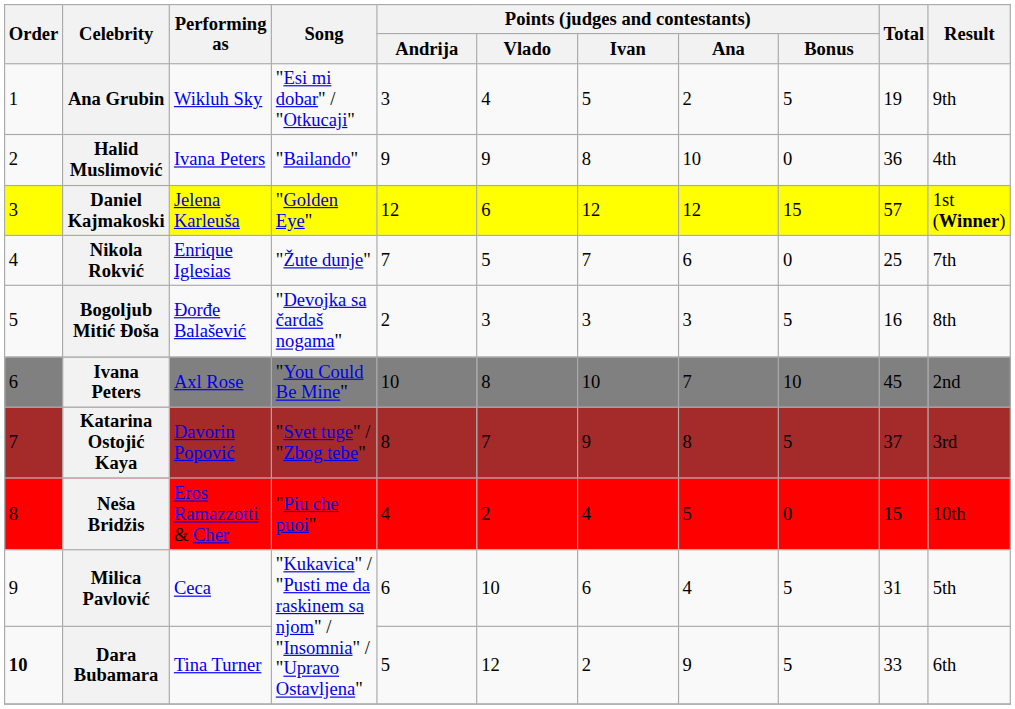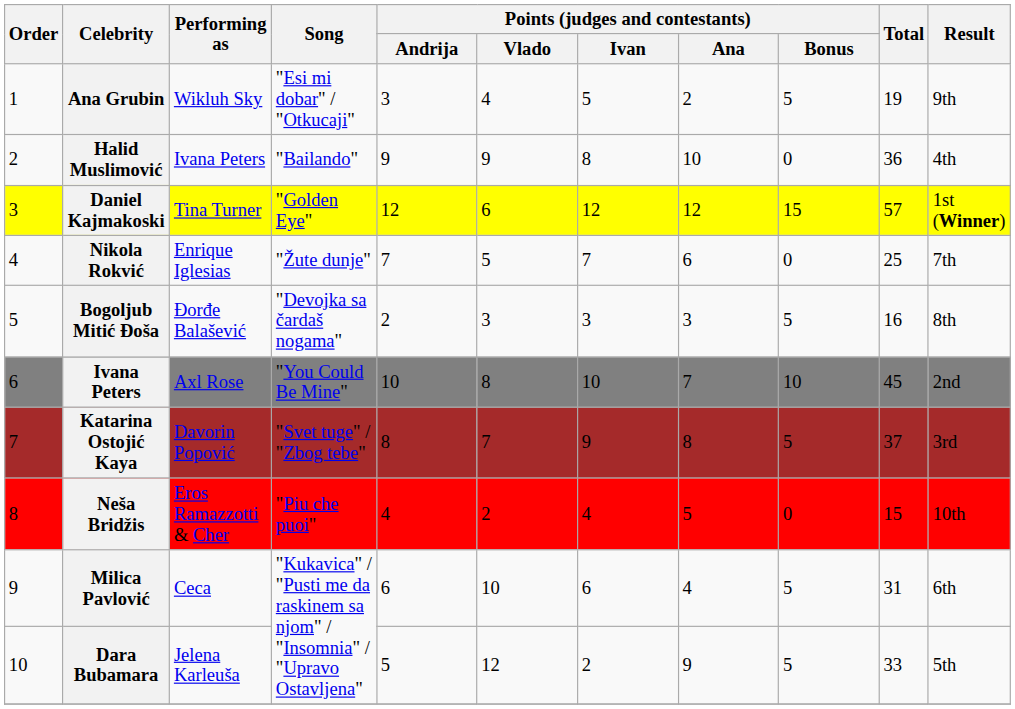(207, 210) Jelena Karleuša -> (218, 210) Tina Turner
(945, 588) 5th -> (945, 588) 6th
(18, 665) bold -> (18, 665) normal
(218, 665) Tina Turner -> (207, 665) Jelena Karleuša
(945, 665) 6th -> (945, 665) 5th
